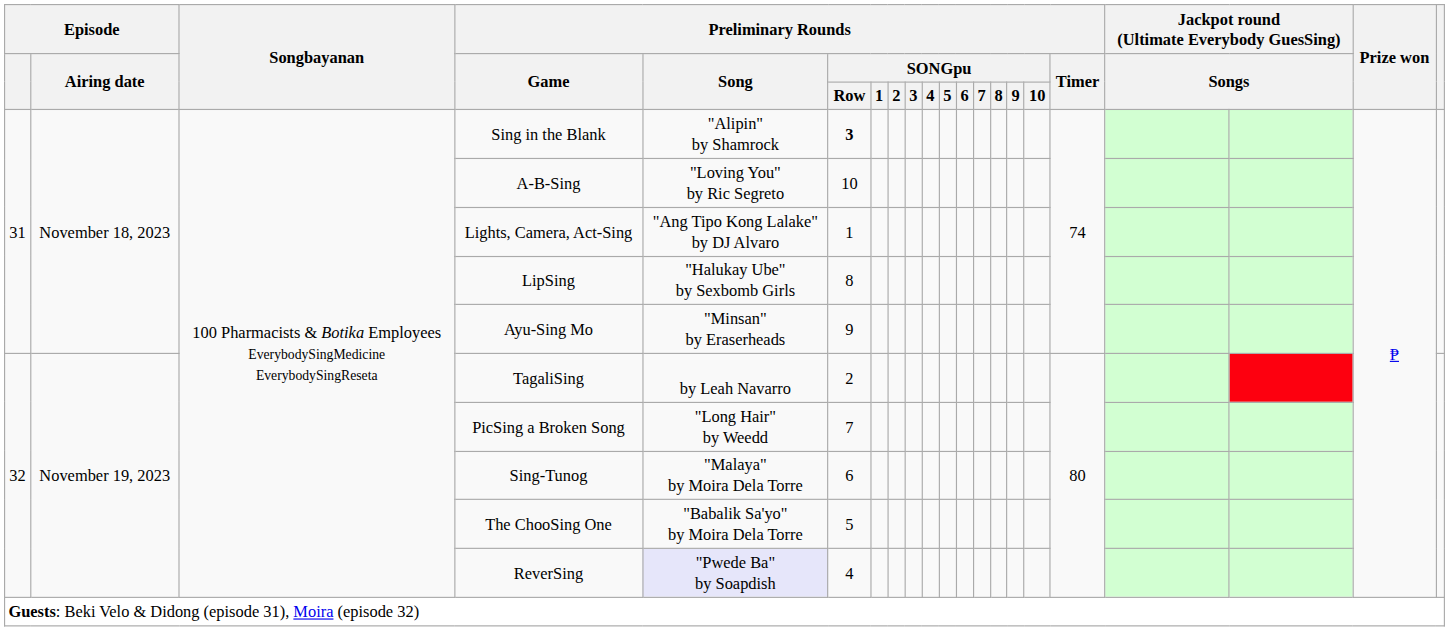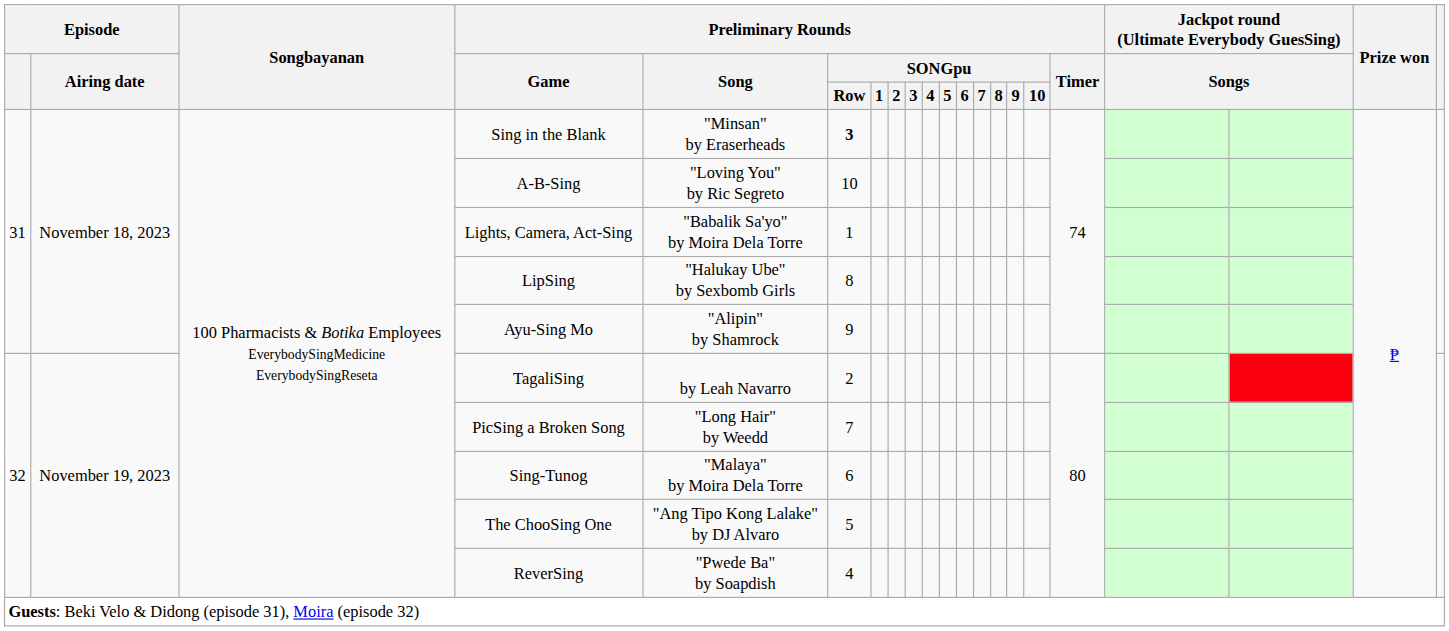(735, 134) "Alipin" by Shamrock -> (735, 134) "Minsan" by Eraserheads
(735, 232) "Ang Tipo Kong Lalake" by DJ Alvaro -> (735, 232) "Babalik Sa'yo" by Moira Dela Torre
(735, 329) "Minsan" by Eraserheads -> (735, 329) "Alipin" by Shamrock
(735, 524) "Babalik Sa'yo" by Moira Dela Torre -> (735, 524) "Ang Tipo Kong Lalake" by DJ Alvaro
(735, 573) lavender background -> (735, 573) no background
